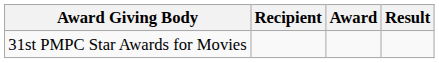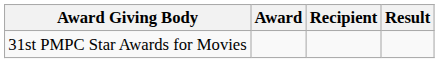columns swapped: (288, 17) <-> (353, 17)
